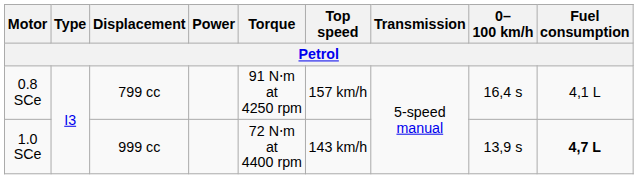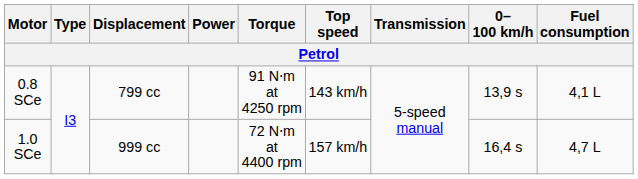(338, 93) 157 km/h -> (338, 93) 143 km/h
(503, 93) 16,4 s -> (503, 93) 13,9 s
(338, 147) 143 km/h -> (338, 147) 157 km/h
(503, 147) 13,9 s -> (503, 147) 16,4 s
(585, 147) bold -> (585, 147) normal
